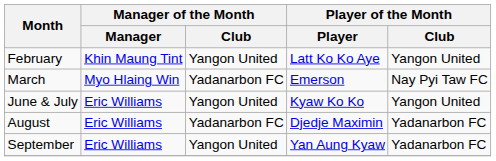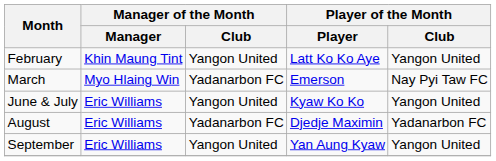(439, 144) Yadanarbon FC -> (436, 144) Yangon United
